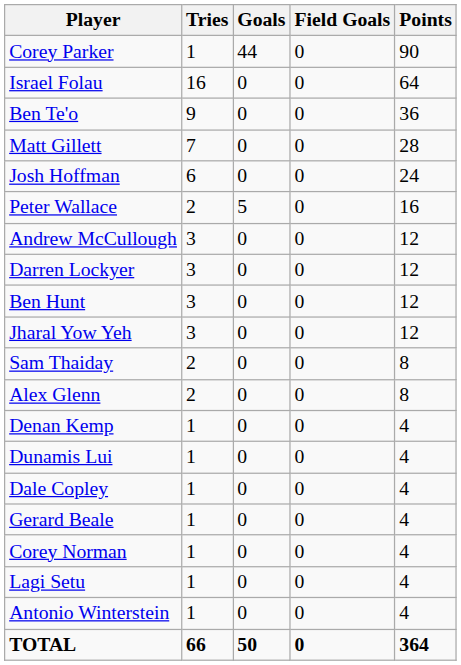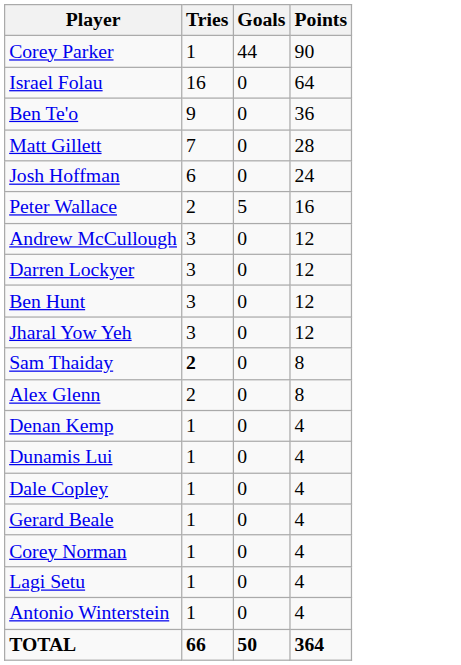- column: (342, 20)
(191, 363) normal -> (191, 363) bold
